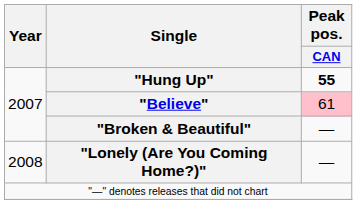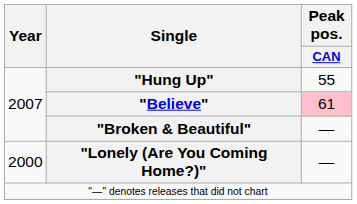(327, 79) bold -> (327, 79) normal
(25, 162) 2008 -> (25, 162) 2000
